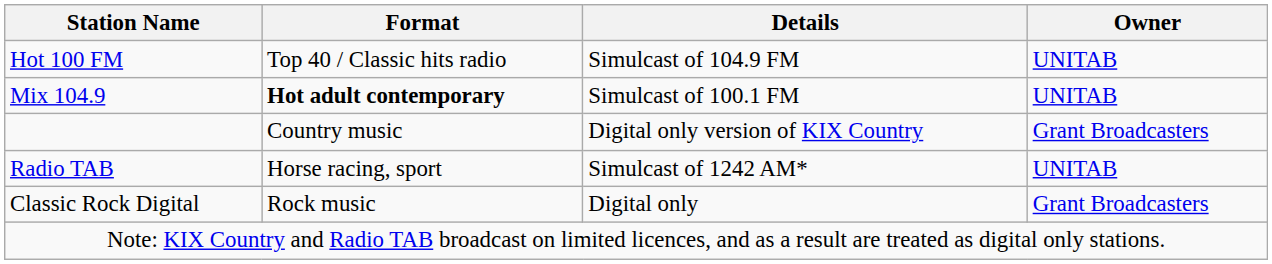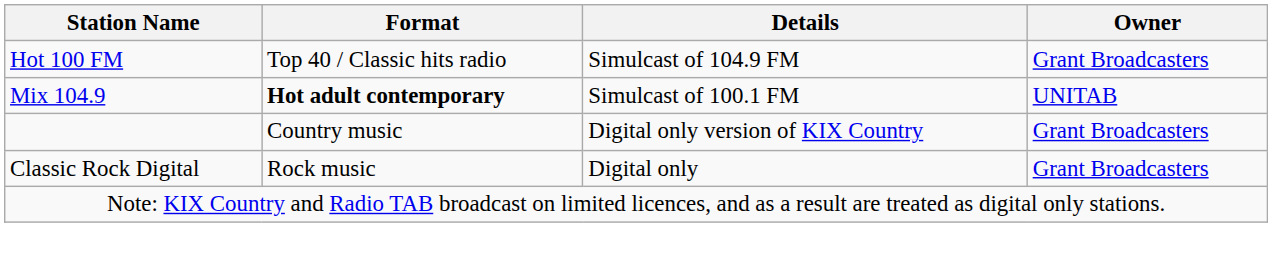(1075, 58) UNITAB -> (1121, 58) Grant Broadcasters
- row: (62, 167)
